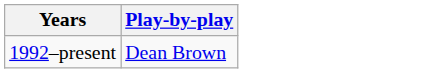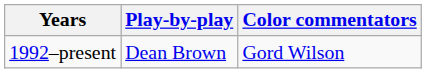+ column: (330, 20)
